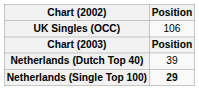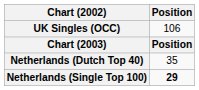(172, 61) 39 -> (172, 61) 35
